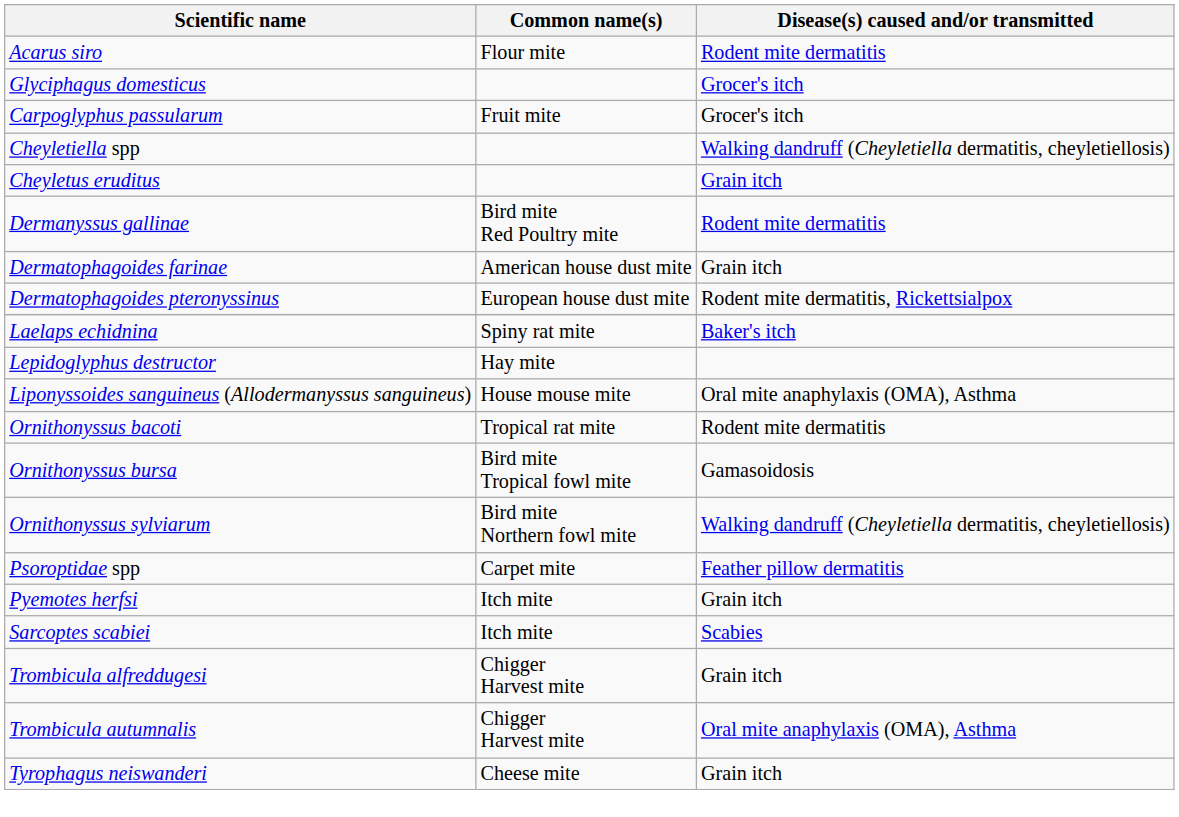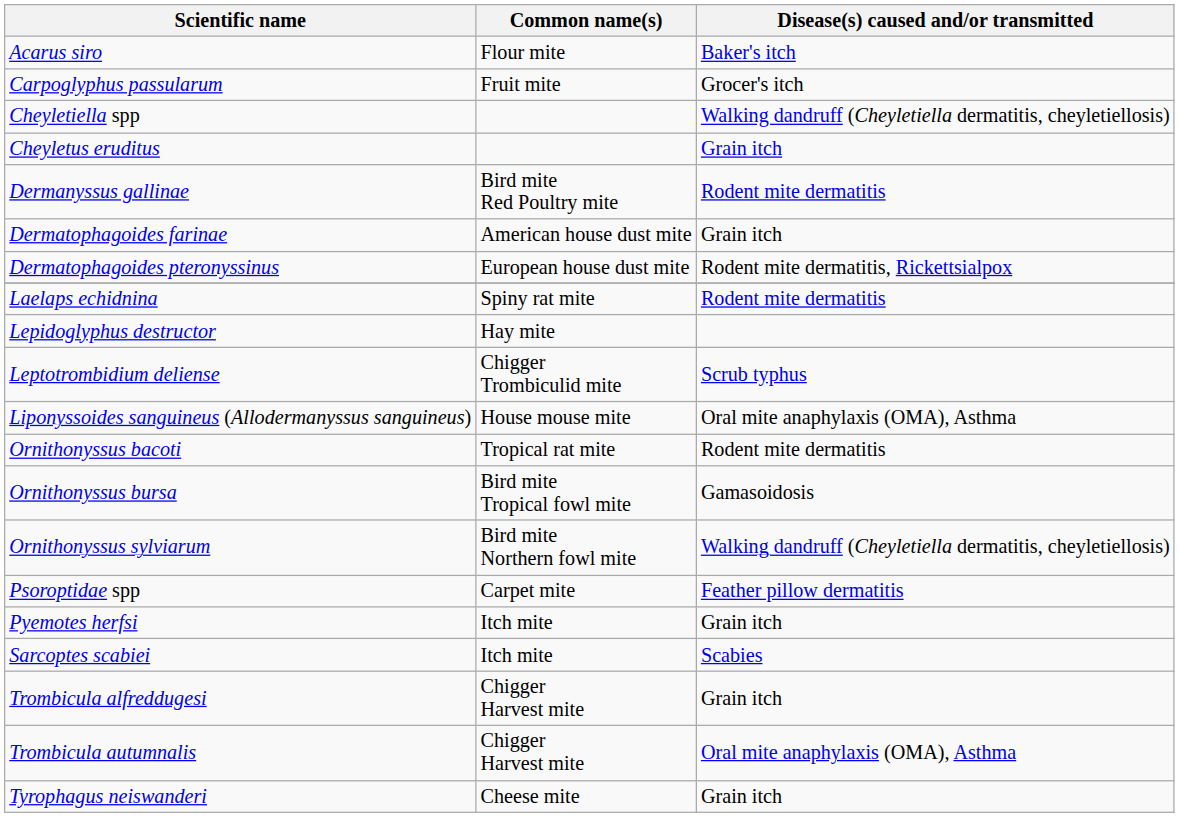(793, 52) Rodent mite dermatitis -> (748, 52) Baker's itch
- row: (108, 84)
(748, 330) Baker's itch -> (793, 298) Rodent mite dermatitis
+ row: (114, 374)
